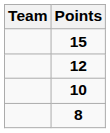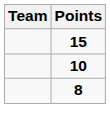- row: (78, 66)
